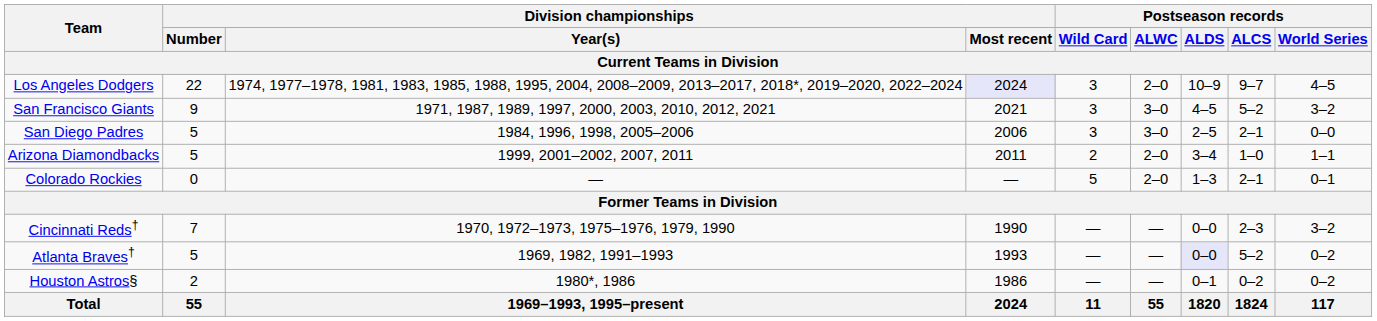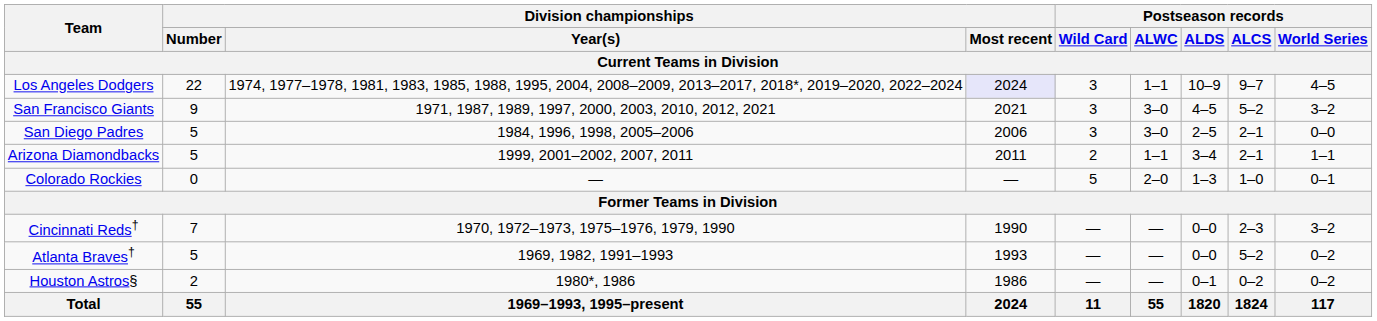(1156, 86) 2–0 -> (1156, 86) 1–1
(1156, 156) 2–0 -> (1156, 156) 1–1
(1251, 156) 1–0 -> (1251, 156) 2–1
(1251, 179) 2–1 -> (1251, 179) 1–0
(1204, 255) lavender background -> (1204, 255) no background
